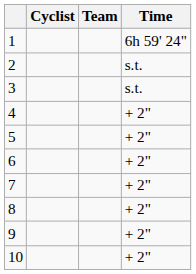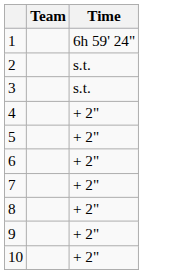- column: (53, 16)
